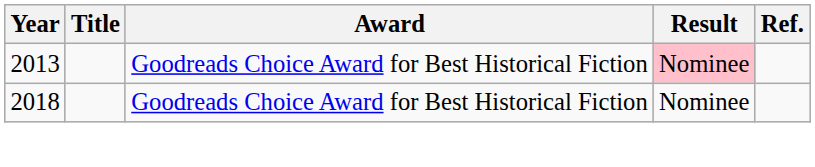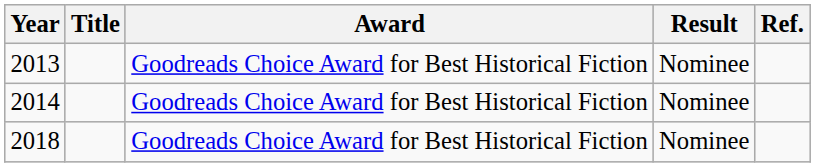(704, 63) pink background -> (704, 63) no background
+ row: (35, 102)
